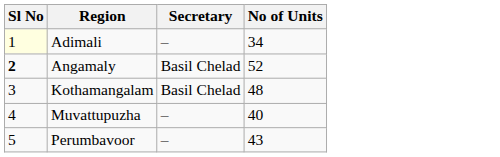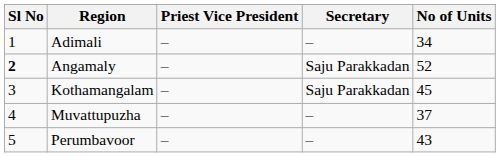+ column: (230, 16)
(12, 41) lightyellow background -> (12, 41) no background
(201, 66) Basil Chelad -> (357, 66) Saju Parakkadan
(201, 90) Basil Chelad -> (357, 90) Saju Parakkadan
(255, 90) 48 -> (424, 90) 45
(255, 115) 40 -> (424, 115) 37
